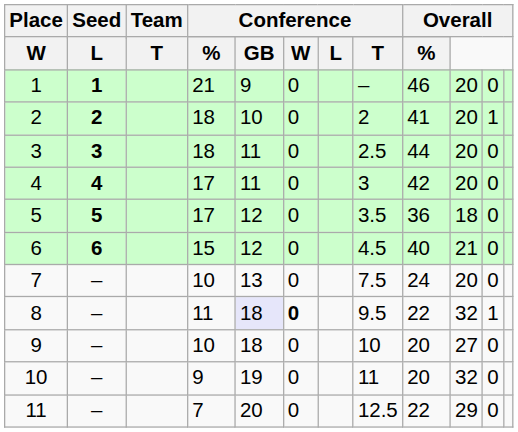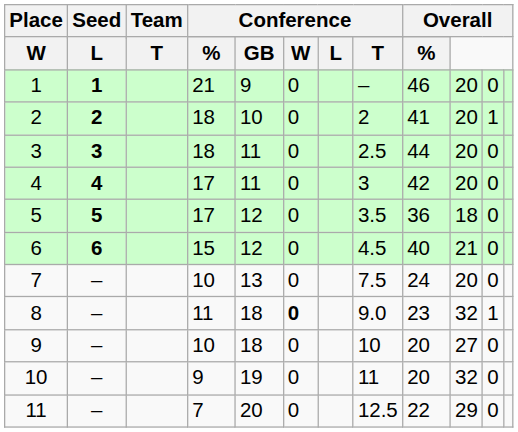(251, 313) lavender background -> (251, 313) no background
(372, 313) 9.5 -> (372, 313) 9.0
(419, 313) 22 -> (419, 313) 23
